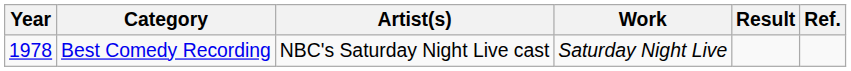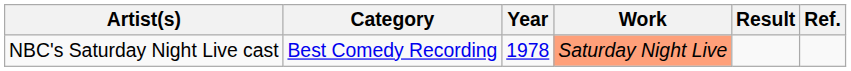columns swapped: (31, 19) <-> (415, 19)
(643, 50) no background -> (643, 50) lightsalmon background
